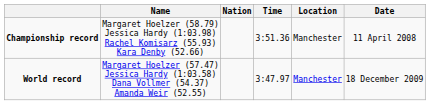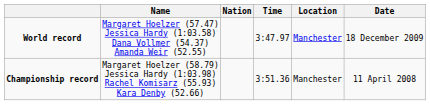rows swapped: (52, 79) <-> (52, 38)
